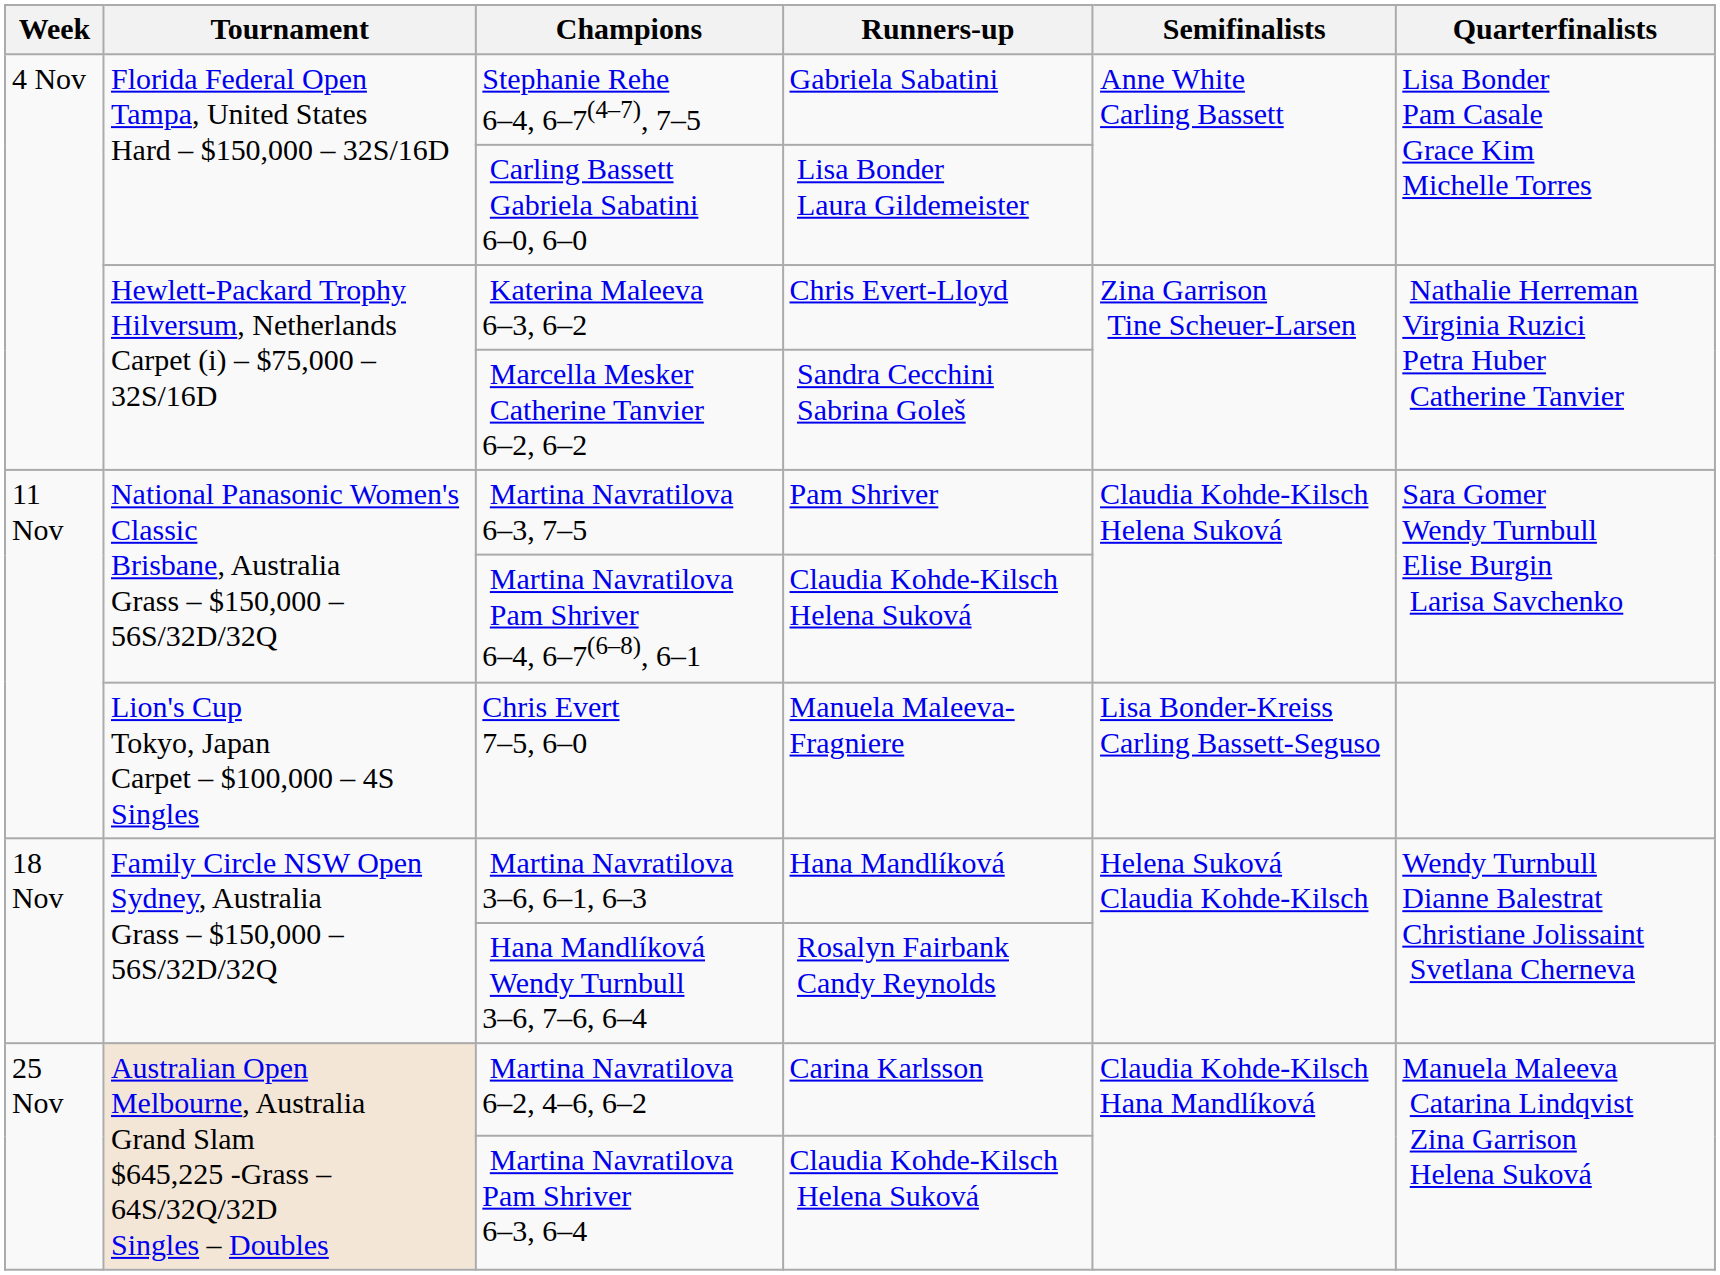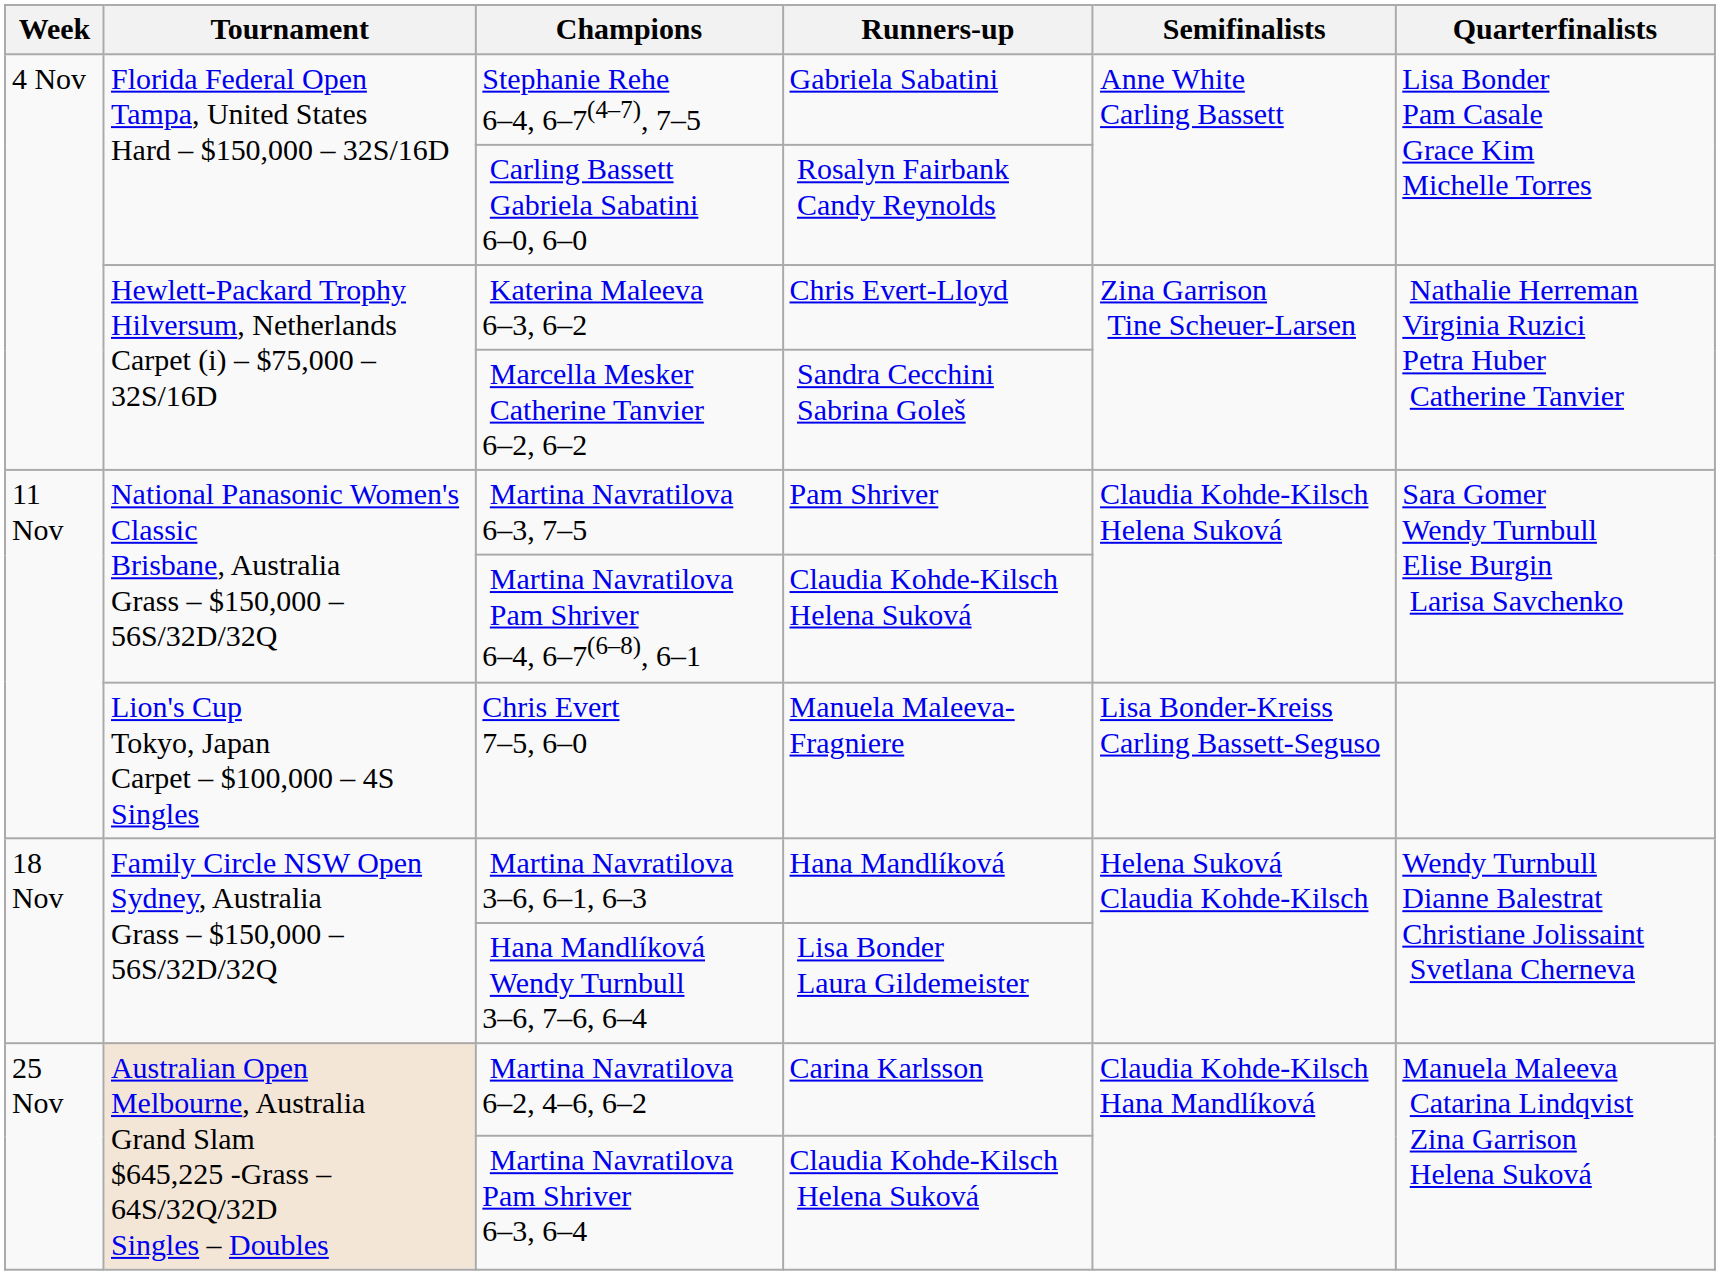(909, 187) Lisa Bonder Laura Gildemeister -> (899, 187) Rosalyn Fairbank Candy Reynolds
(899, 964) Rosalyn Fairbank Candy Reynolds -> (909, 964) Lisa Bonder Laura Gildemeister
